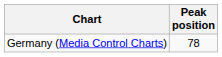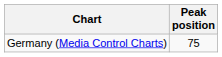(194, 43) 78 -> (194, 43) 75
